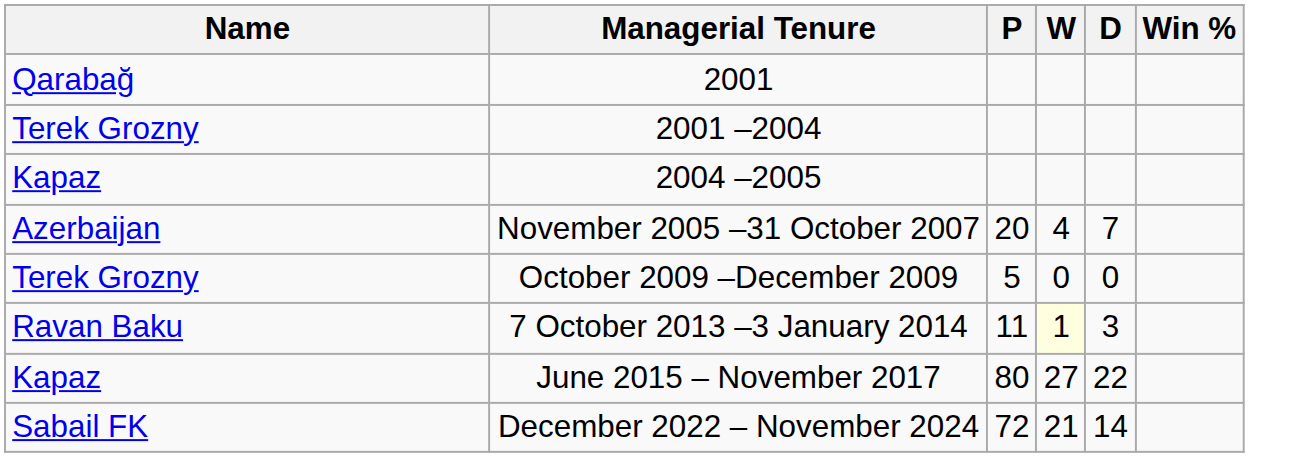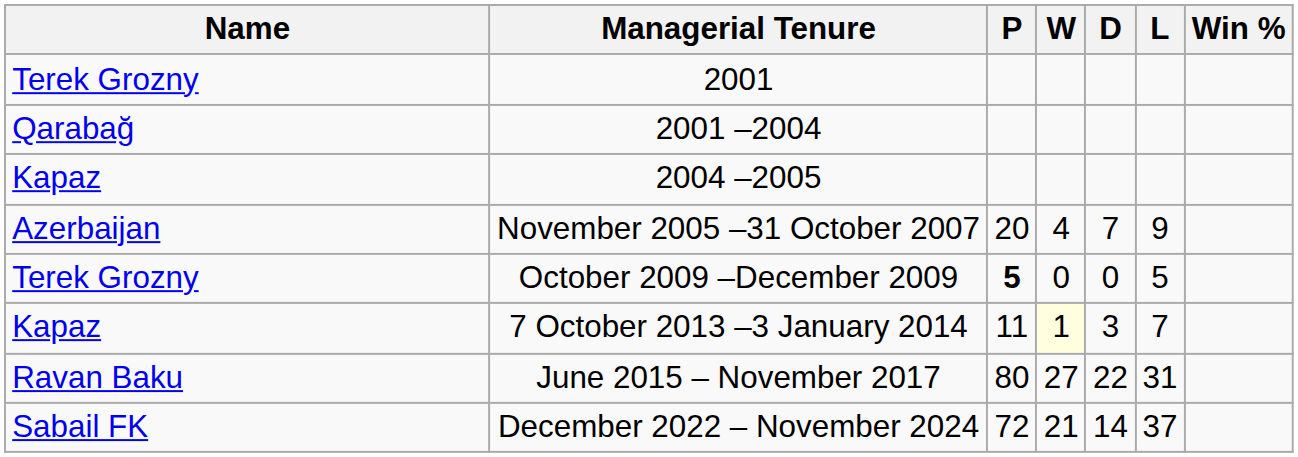+ column: (1160, 29)
(73, 79) Qarabağ -> (105, 79) Terek Grozny
(105, 128) Terek Grozny -> (73, 128) Qarabağ
(1012, 278) normal -> (1012, 278) bold
(98, 327) Ravan Baku -> (57, 327) Kapaz
(57, 377) Kapaz -> (98, 377) Ravan Baku
